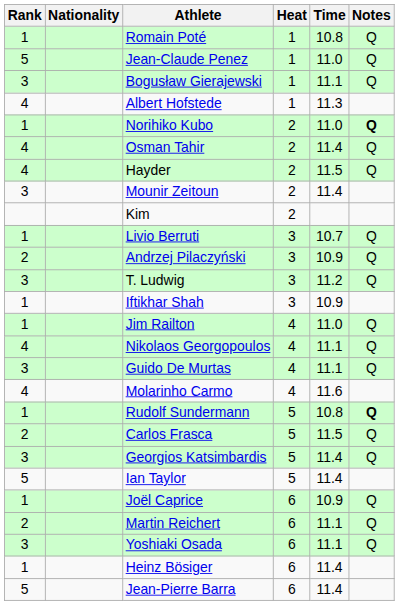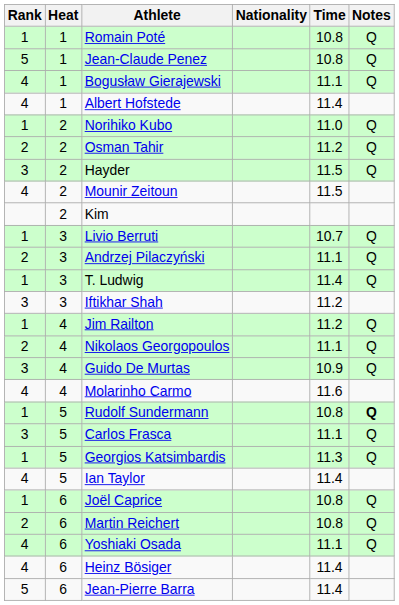columns swapped: (292, 15) <-> (84, 15)
(330, 59) 11.0 -> (330, 59) 10.8
(25, 81) 3 -> (25, 81) 4
(330, 103) 11.3 -> (330, 103) 11.4
(371, 125) bold -> (371, 125) normal
(25, 147) 4 -> (25, 147) 2
(330, 147) 11.4 -> (330, 147) 11.2
(25, 170) 4 -> (25, 170) 3
(25, 192) 3 -> (25, 192) 4
(330, 192) 11.4 -> (330, 192) 11.5
(330, 258) 10.9 -> (330, 258) 11.1
(25, 280) 3 -> (25, 280) 1
(330, 280) 11.2 -> (330, 280) 11.4
(25, 302) 1 -> (25, 302) 3
(330, 302) 10.9 -> (330, 302) 11.2
(330, 324) 11.0 -> (330, 324) 11.2
(25, 346) 4 -> (25, 346) 2
(330, 368) 11.1 -> (330, 368) 10.9
(25, 434) 2 -> (25, 434) 3
(330, 434) 11.5 -> (330, 434) 11.1
(25, 457) 3 -> (25, 457) 1
(330, 457) 11.4 -> (330, 457) 11.3
(25, 479) 5 -> (25, 479) 4
(330, 501) 10.9 -> (330, 501) 10.8
(330, 523) 11.1 -> (330, 523) 10.8
(25, 545) 3 -> (25, 545) 4
(25, 567) 1 -> (25, 567) 4
